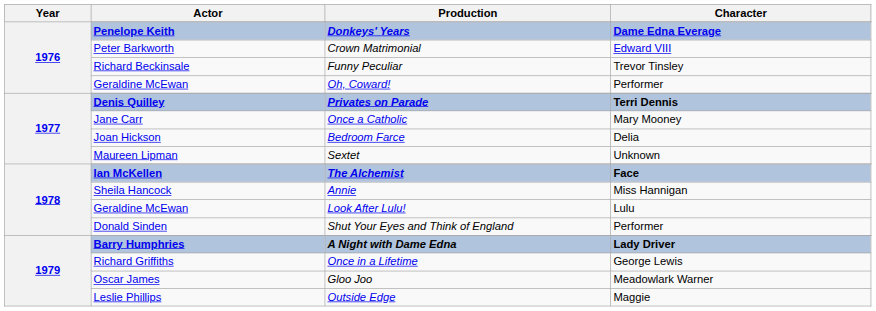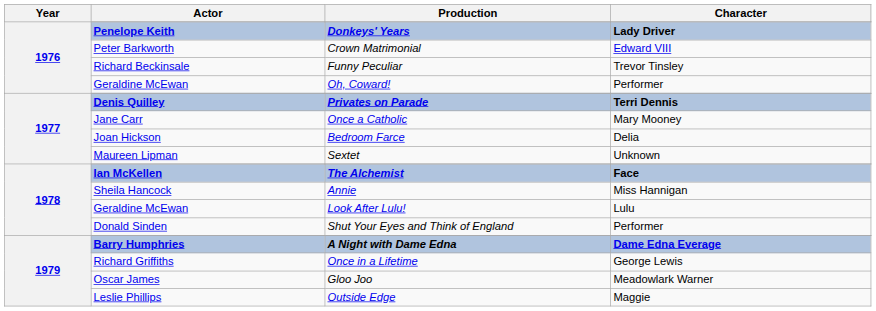(667, 31) Dame Edna Everage -> (644, 31) Lady Driver
(644, 244) Lady Driver -> (667, 244) Dame Edna Everage
